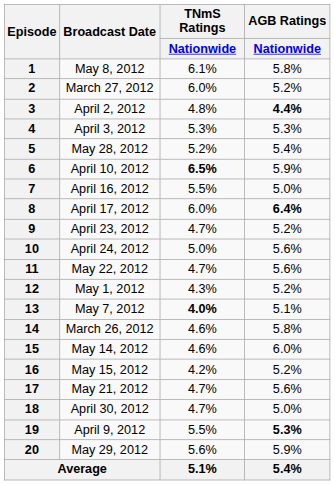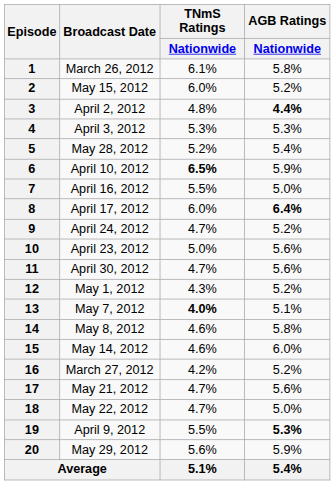(110, 68) May 8, 2012 -> (110, 68) March 26, 2012
(110, 88) March 27, 2012 -> (110, 88) May 15, 2012
(110, 229) April 23, 2012 -> (110, 229) April 24, 2012
(110, 249) April 24, 2012 -> (110, 249) April 23, 2012
(110, 269) May 22, 2012 -> (110, 269) April 30, 2012
(110, 329) March 26, 2012 -> (110, 329) May 8, 2012
(110, 369) May 15, 2012 -> (110, 369) March 27, 2012
(110, 409) April 30, 2012 -> (110, 409) May 22, 2012
